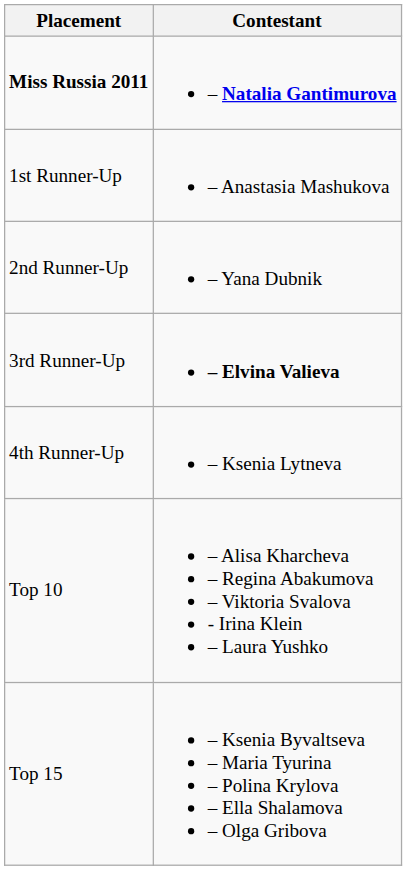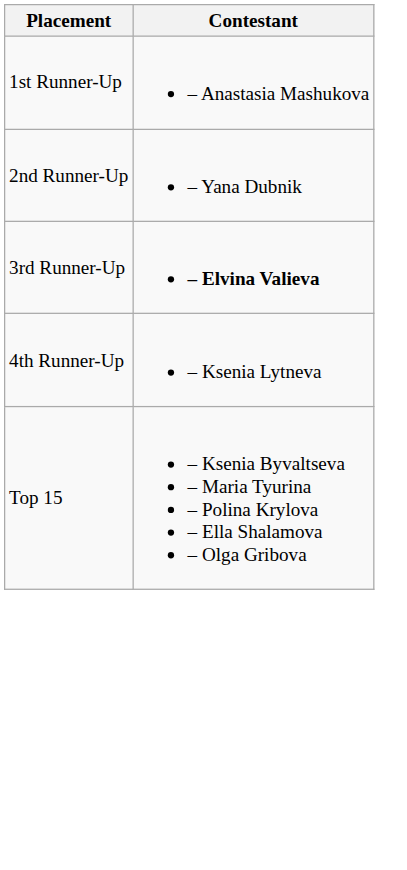- row: (79, 82)
- row: (36, 590)
